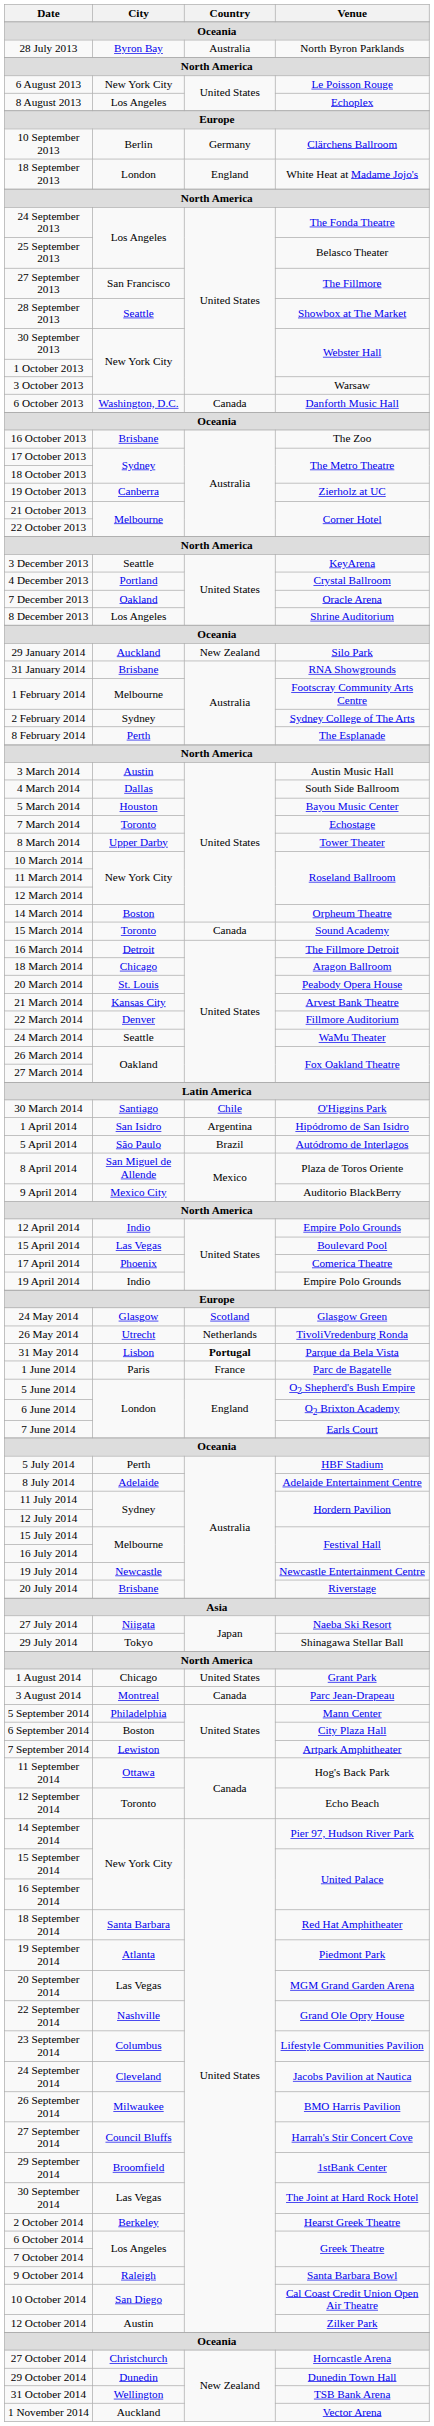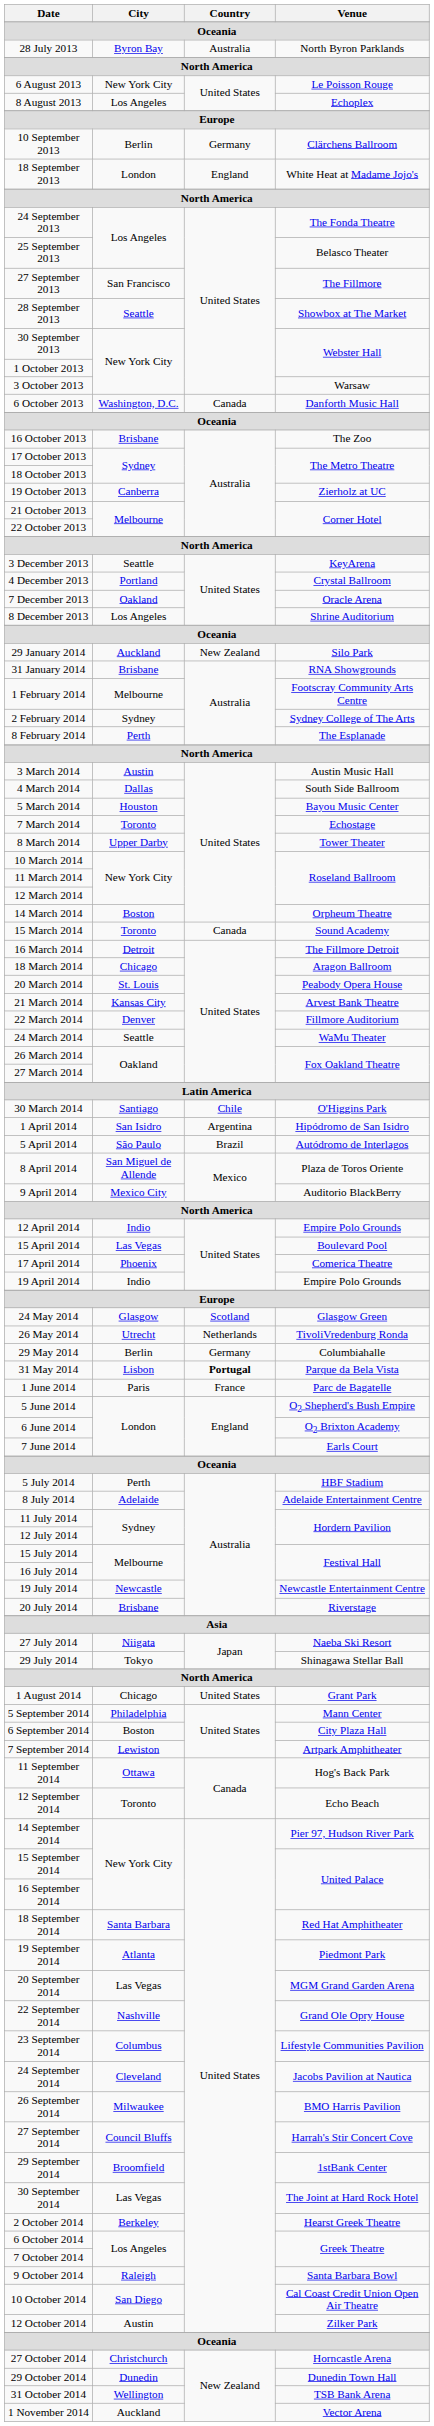+ row: (48, 1352)
- row: (48, 1695)
